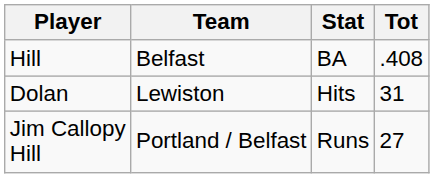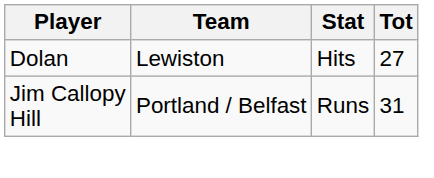- row: (25, 57)
(392, 93) 31 -> (392, 57) 27
(392, 141) 27 -> (392, 105) 31
